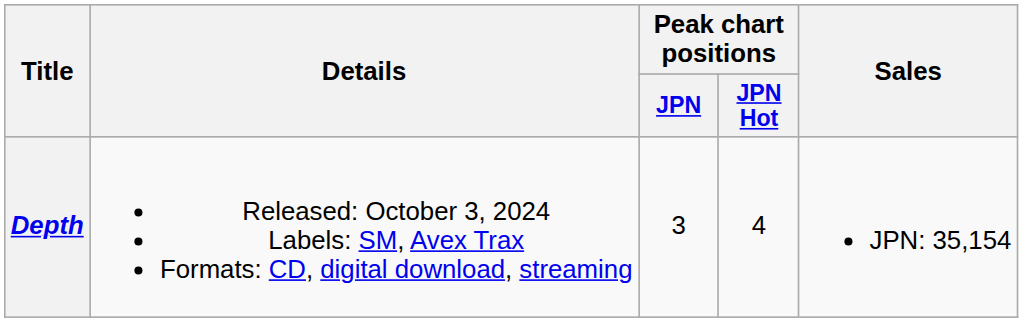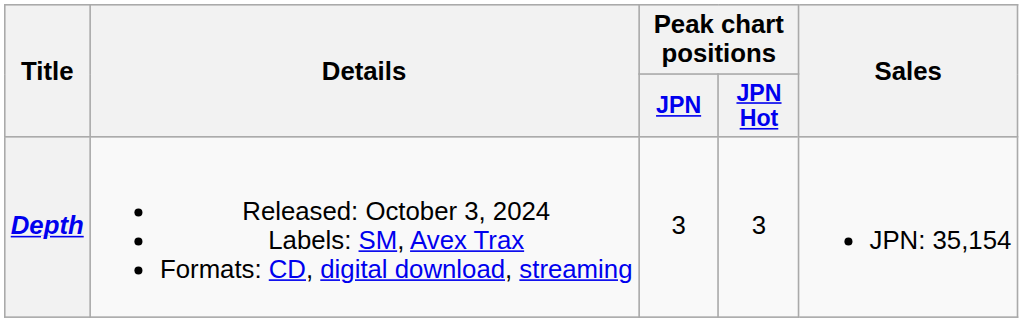(759, 226) 4 -> (759, 226) 3
